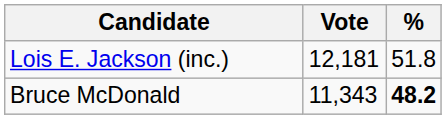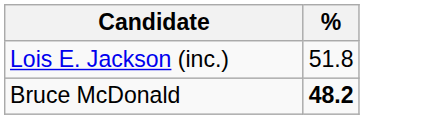- column: (345, 22)
